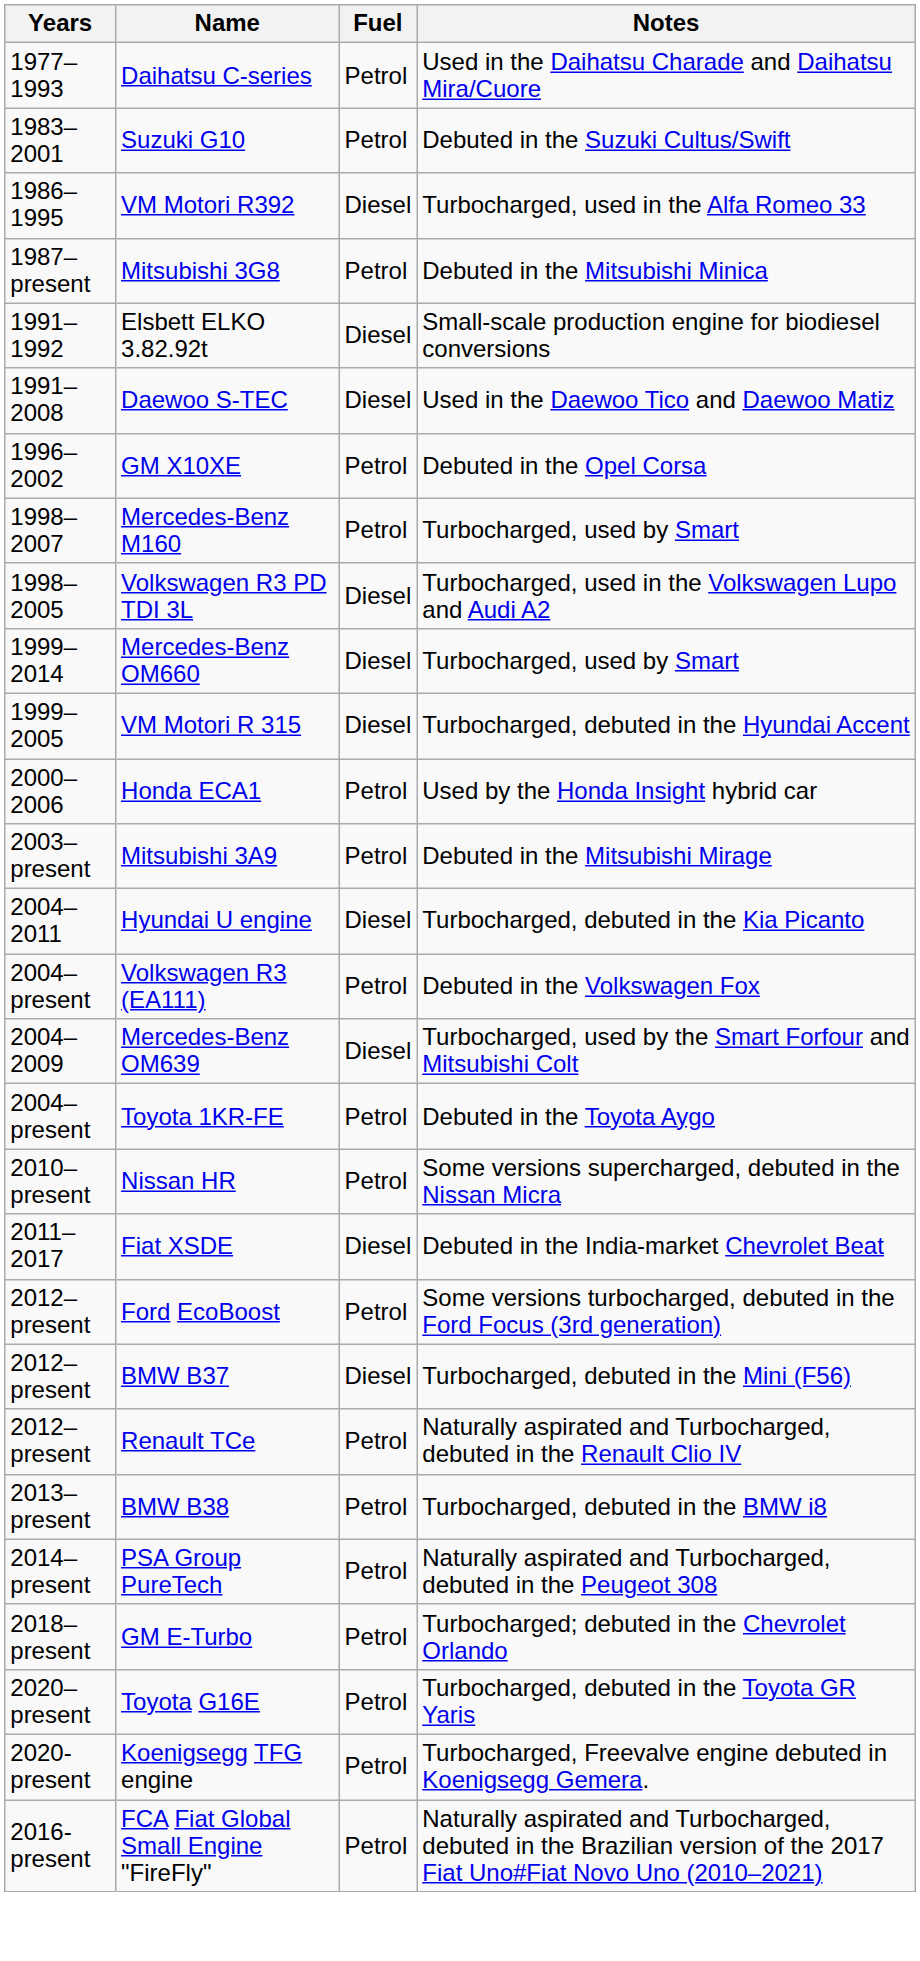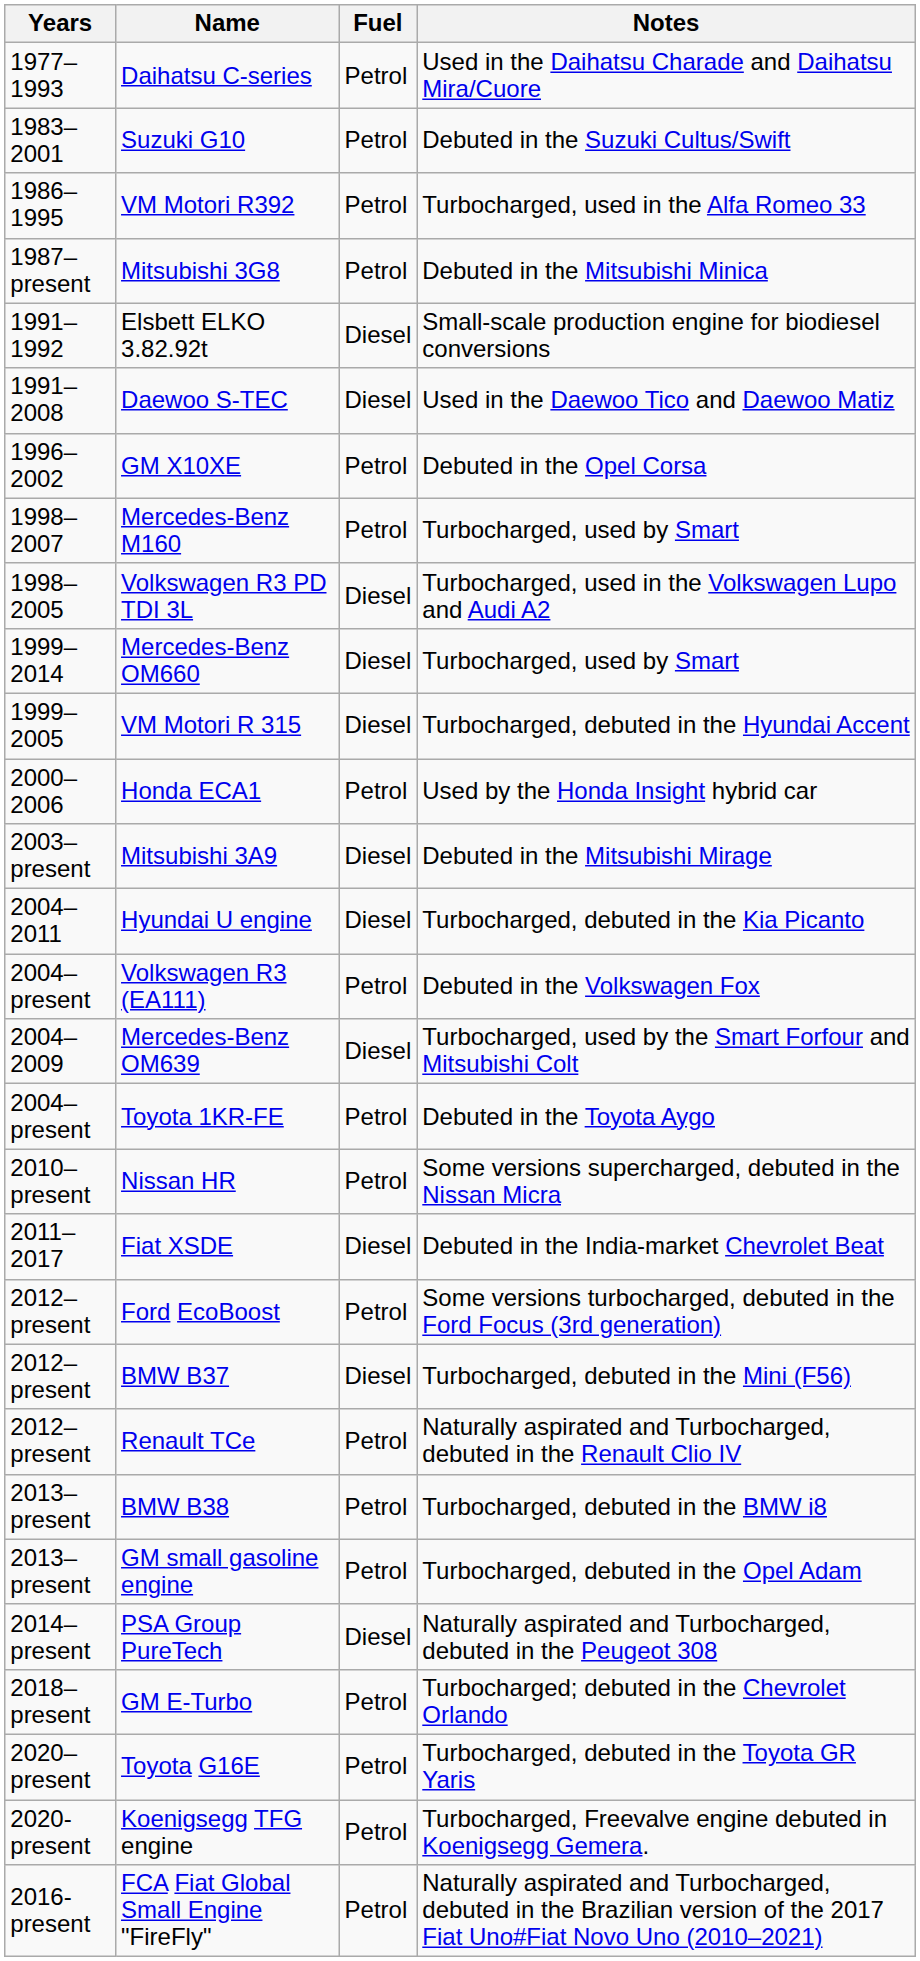(378, 205) Diesel -> (376, 205) Petrol
(376, 855) Petrol -> (378, 855) Diesel
+ row: (220, 1571)
(376, 1571) Petrol -> (378, 1636) Diesel
